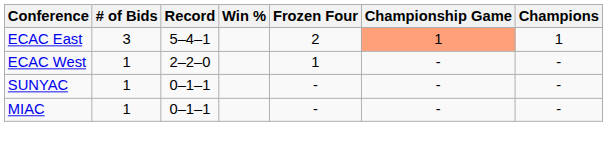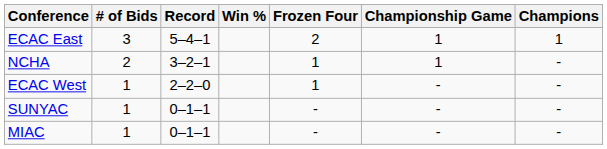(438, 39) lightsalmon background -> (438, 39) no background
+ row: (29, 62)
